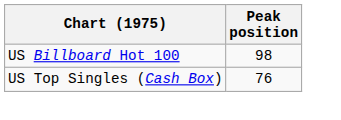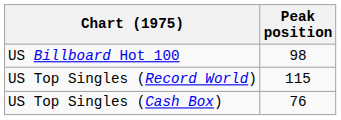+ row: (132, 79)
